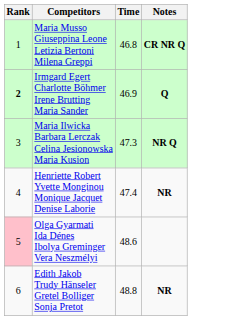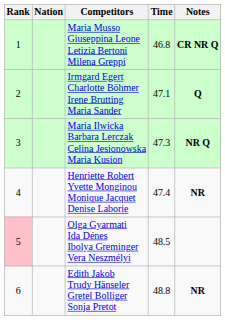+ column: (49, 12)
(18, 94) bold -> (18, 94) normal
(128, 94) 46.9 -> (162, 94) 47.1
(128, 241) 48.6 -> (162, 241) 48.5
